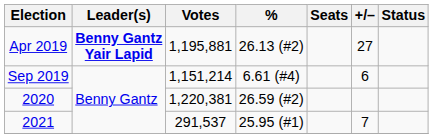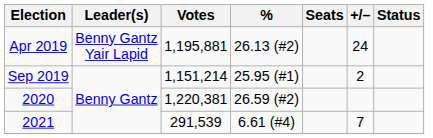(119, 46) bold -> (116, 46) normal
(365, 46) 27 -> (360, 46) 24
(271, 76) 6.61 (#4) -> (267, 76) 25.95 (#1)
(365, 76) 6 -> (360, 76) 2
(201, 122) 291,537 -> (196, 122) 291,539
(271, 122) 25.95 (#1) -> (267, 122) 6.61 (#4)
